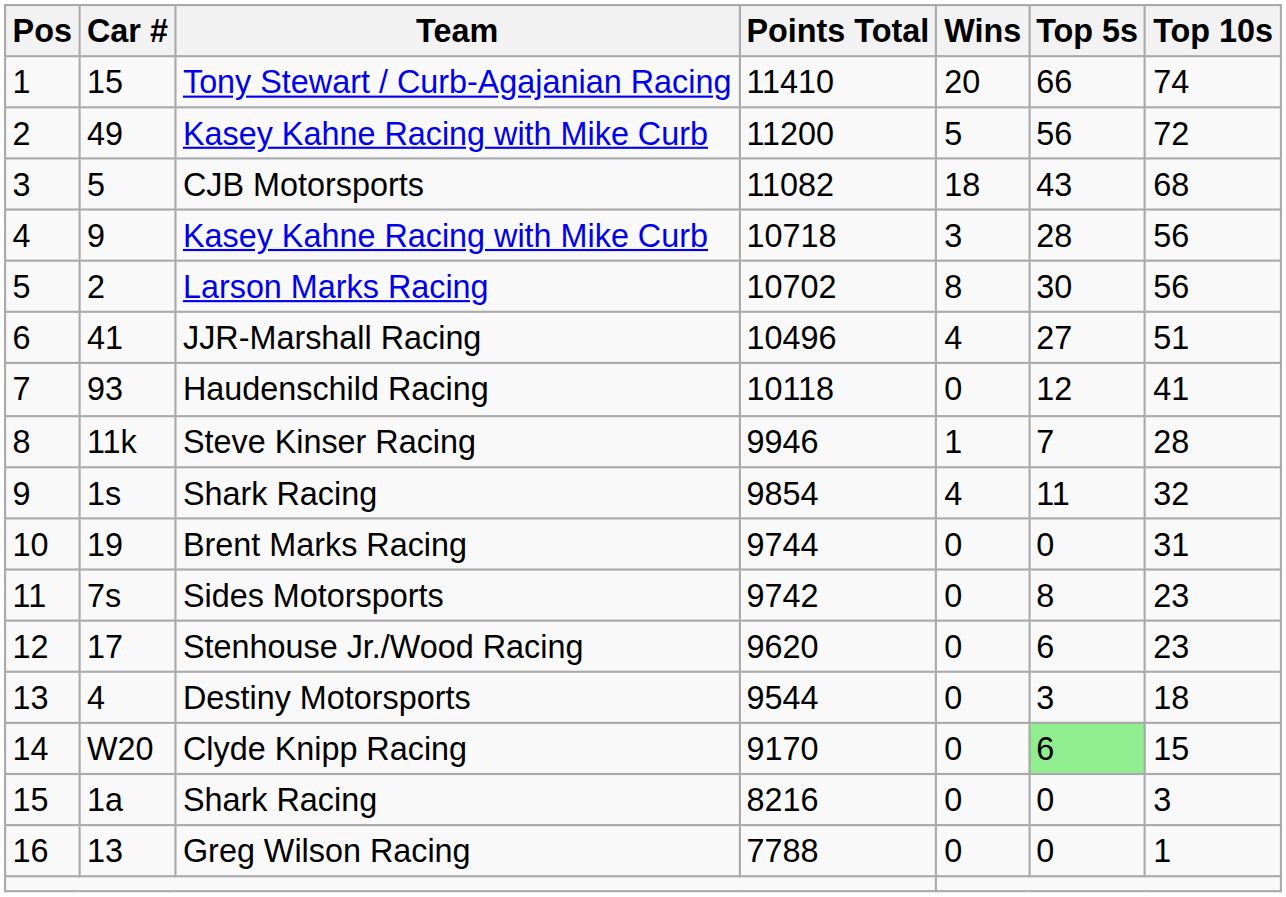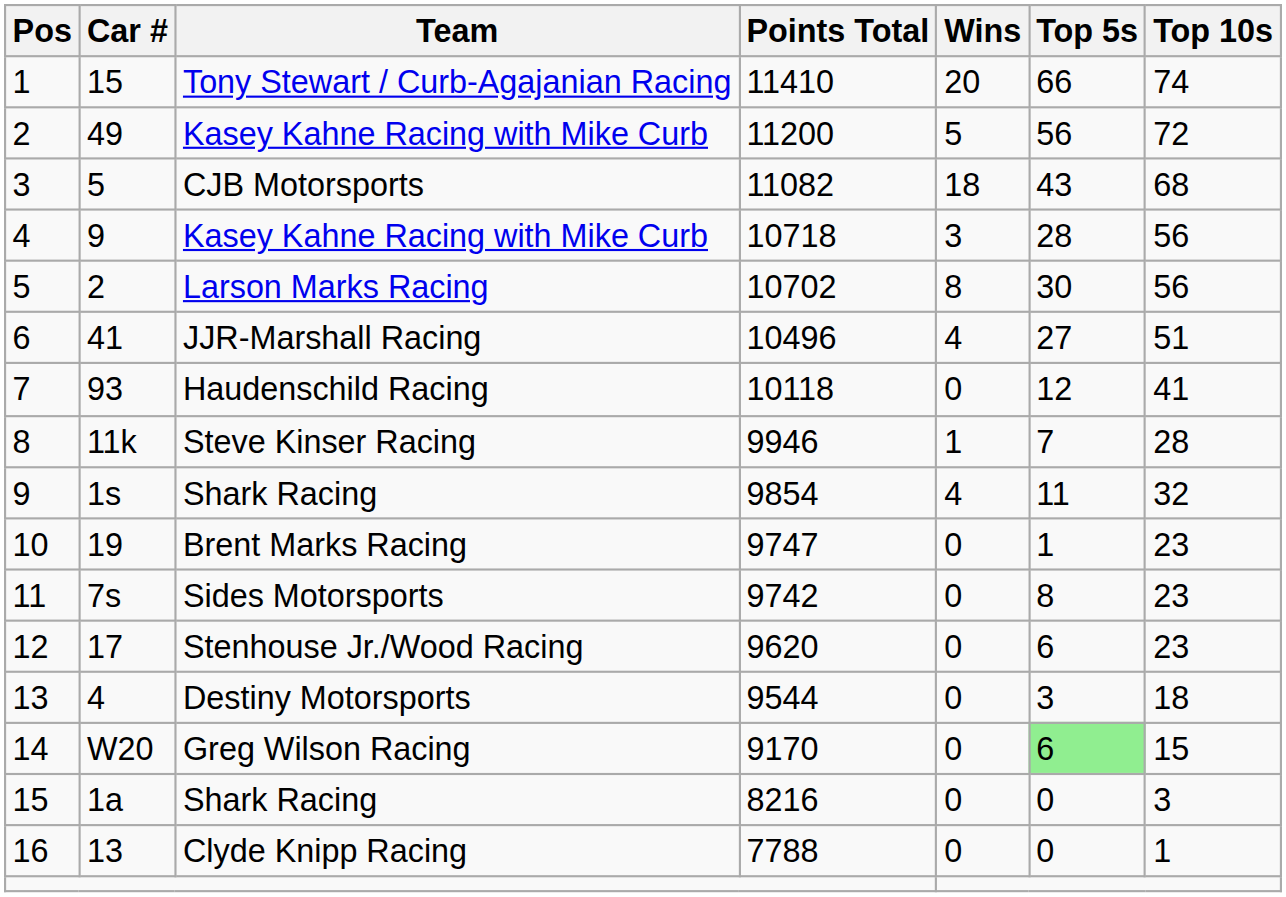(782, 543) 9744 -> (782, 543) 9747
(1045, 543) 0 -> (1045, 543) 1
(1171, 543) 31 -> (1171, 543) 23
(325, 748) Clyde Knipp Racing -> (327, 748) Greg Wilson Racing
(327, 851) Greg Wilson Racing -> (325, 851) Clyde Knipp Racing
